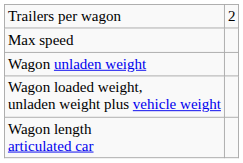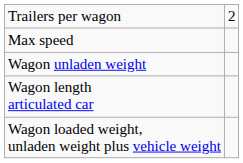rows swapped: (114, 96) <-> (51, 137)
